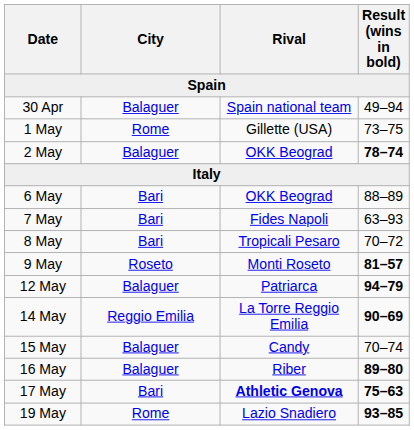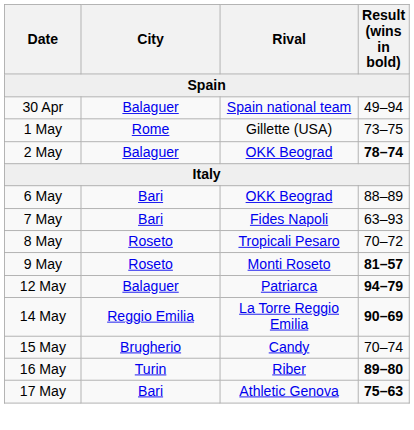(151, 241) Bari -> (151, 241) Roseto
(151, 346) Balaguer -> (151, 346) Brugherio
(151, 369) Balaguer -> (151, 369) Turin
(289, 391) bold -> (289, 391) normal
- row: (43, 413)
